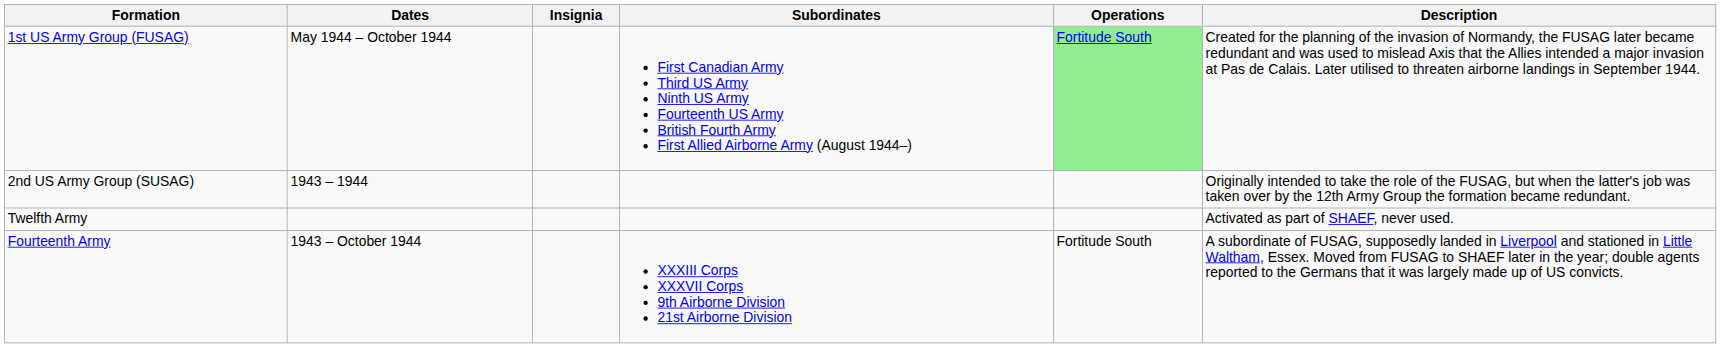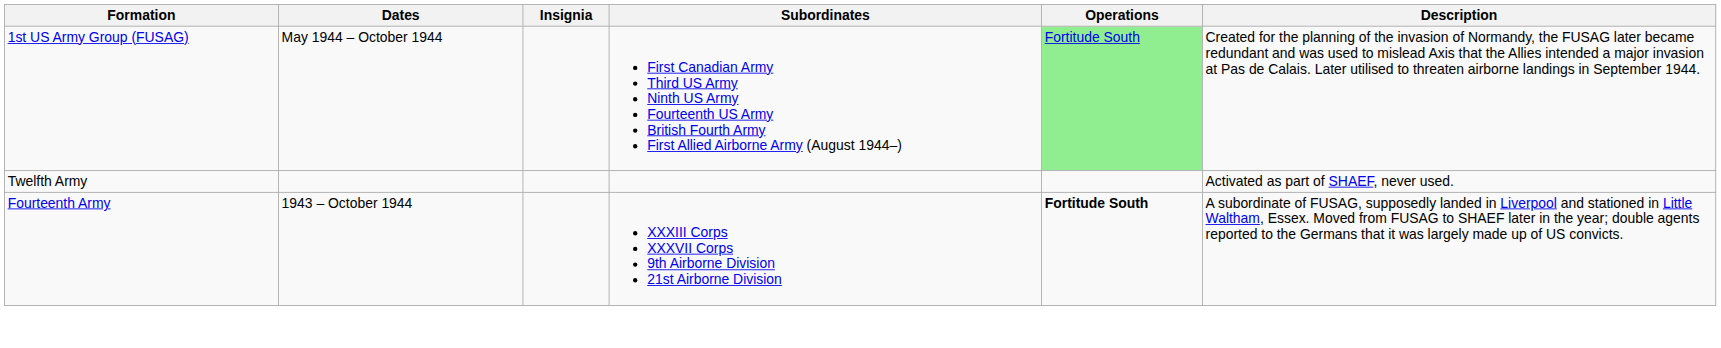- row: (101, 181)
(1104, 241) normal -> (1097, 203) bold
